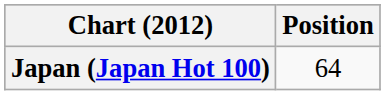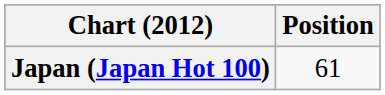(328, 67) 64 -> (328, 67) 61
